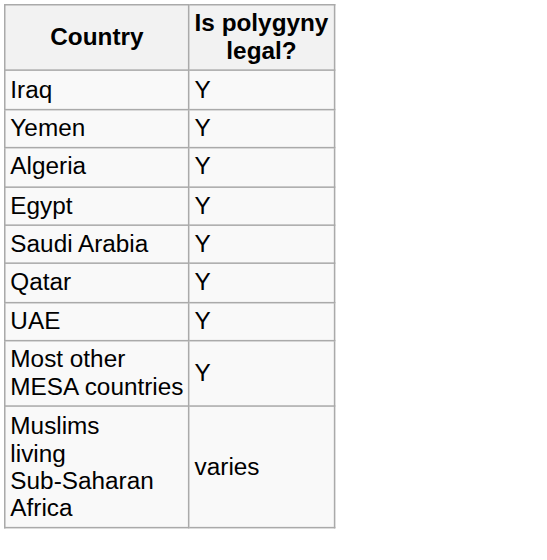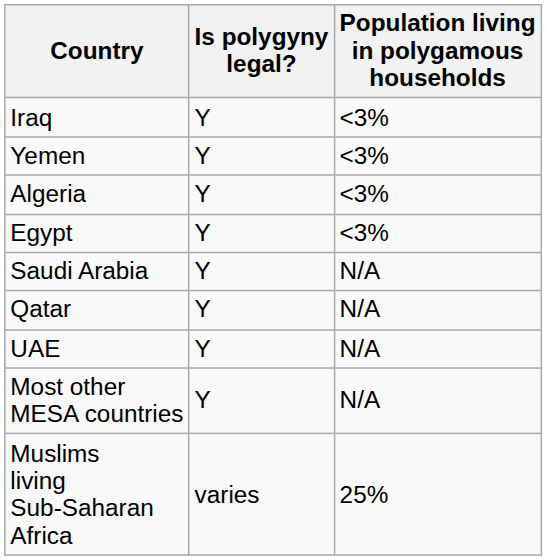+ column: (438, 51)
